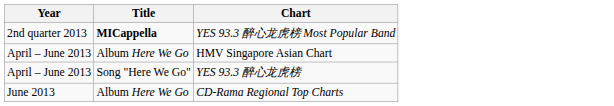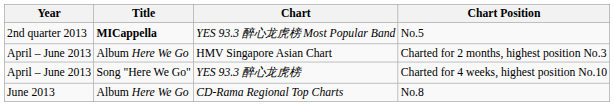+ column: (504, 13)
